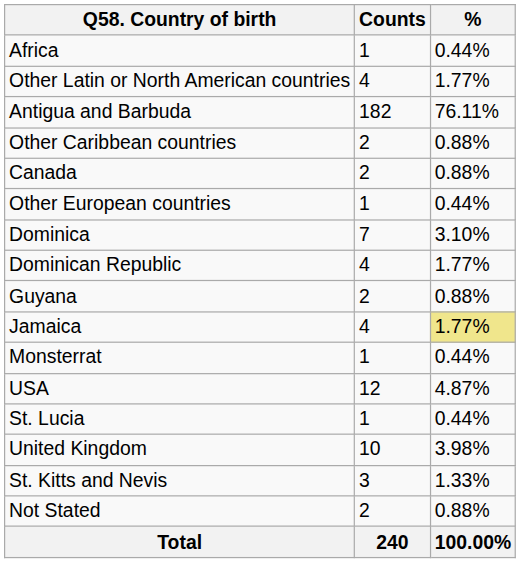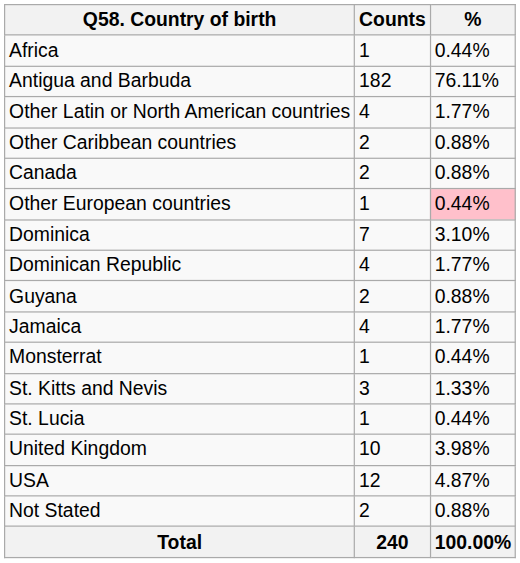rows swapped: (180, 81) <-> (100, 111)
(462, 204) no background -> (462, 204) pink background
(462, 326) khaki background -> (462, 326) no background
rows swapped: (88, 480) <-> (29, 388)
